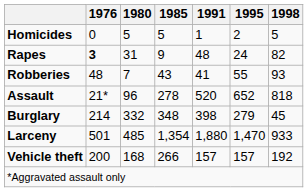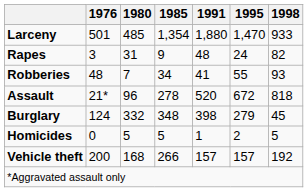rows swapped: (40, 34) <-> (32, 136)
(92, 55) bold -> (92, 55) normal
(165, 75) 43 -> (165, 75) 34
(244, 95) 652 -> (244, 95) 672
(99, 116) 214 -> (99, 116) 124
